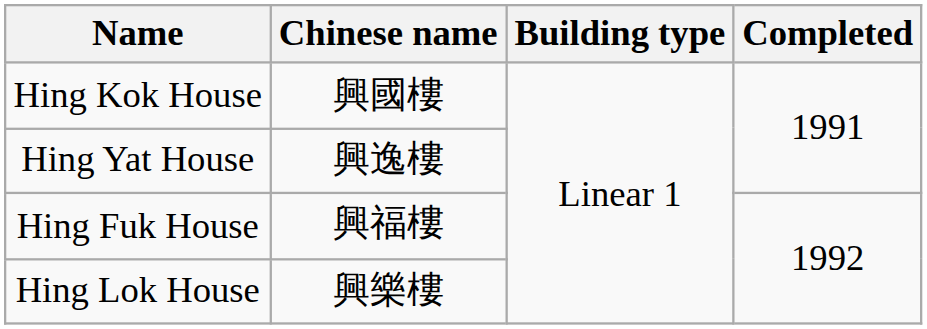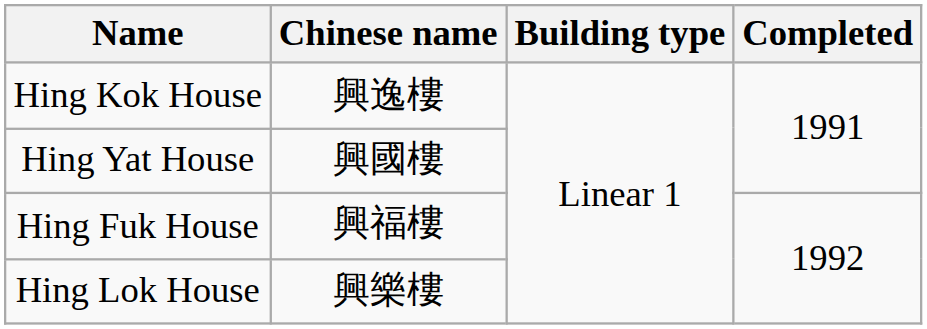(388, 93) 興國樓 -> (388, 93) 興逸樓
(388, 158) 興逸樓 -> (388, 158) 興國樓
